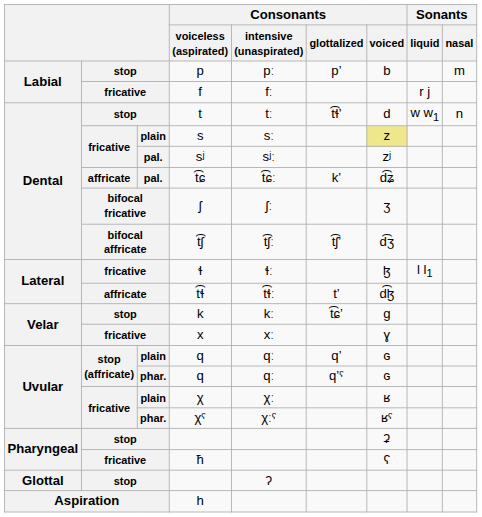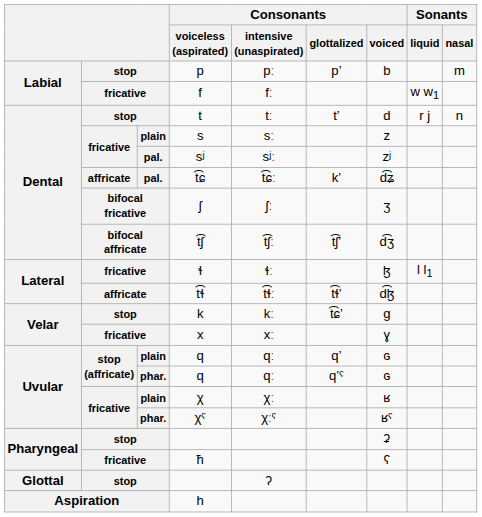(425, 92) r j -> (425, 93) w w1
(336, 114) t͡ɬʼ -> (336, 115) tʼ
(425, 114) w w1 -> (425, 115) r j
(387, 136) khaki background -> (387, 136) no background
(336, 293) tʼ -> (336, 293) t͡ɬʼ
